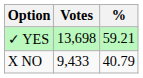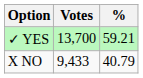(77, 38) 13,698 -> (77, 38) 13,700
